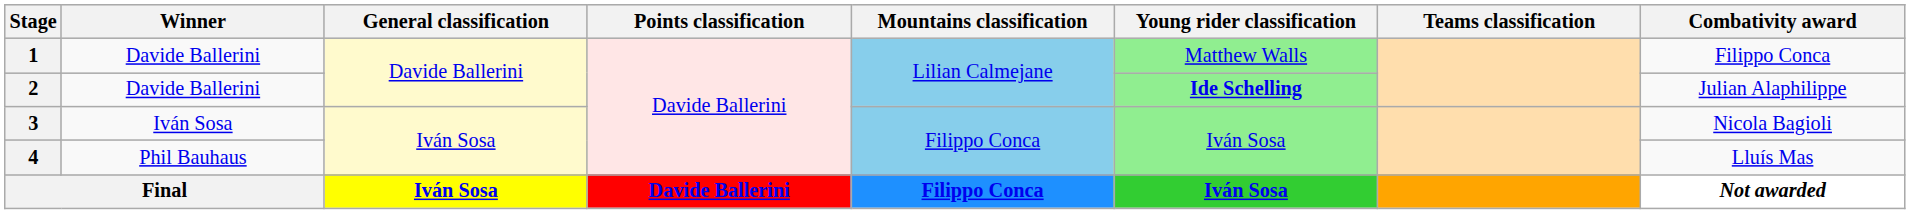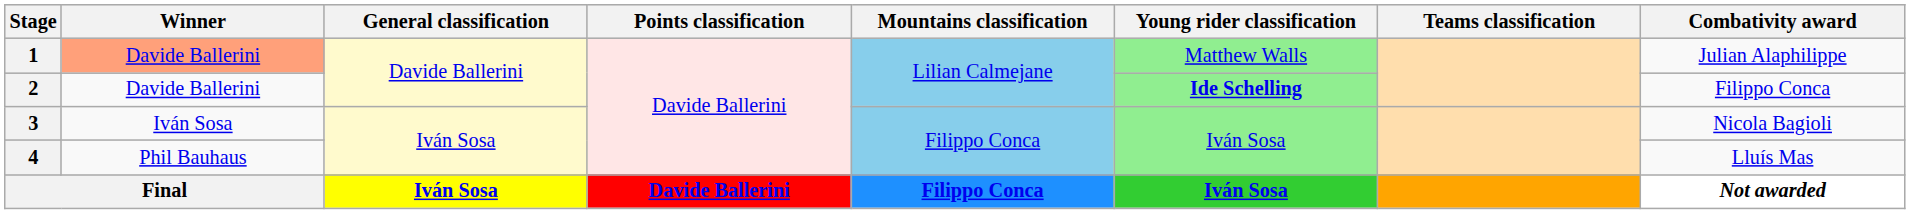(193, 55) no background -> (193, 55) lightsalmon background
(1773, 55) Filippo Conca -> (1773, 55) Julian Alaphilippe
(1773, 89) Julian Alaphilippe -> (1773, 89) Filippo Conca
